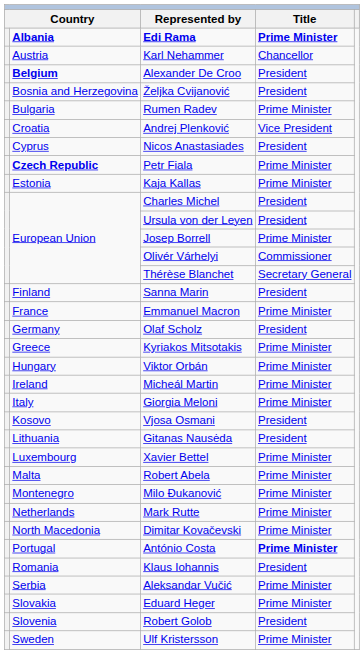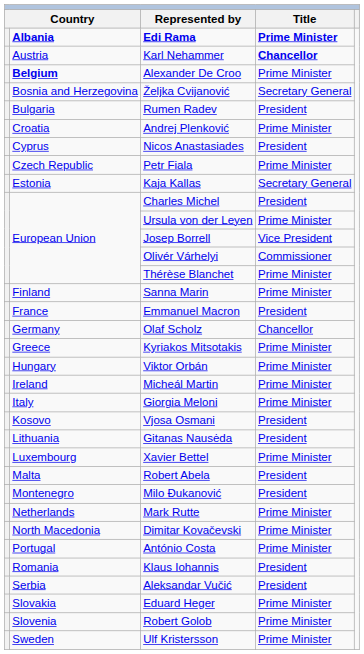(286, 55) normal -> (288, 55) bold
(282, 73) President -> (295, 73) Prime Minister
(282, 92) President -> (305, 92) Secretary General
(295, 110) Prime Minister -> (282, 110) President
(295, 128) Vice President -> (295, 128) Prime Minister
(55, 165) bold -> (53, 165) normal
(295, 183) Prime Minister -> (305, 183) Secretary General
(282, 219) President -> (295, 219) Prime Minister
(295, 238) Prime Minister -> (295, 238) Vice President
(305, 274) Secretary General -> (295, 274) Prime Minister
(282, 292) President -> (295, 292) Prime Minister
(295, 311) Prime Minister -> (282, 311) President
(282, 329) President -> (286, 329) Chancellor
(295, 475) Prime Minister -> (282, 475) President
(295, 493) Prime Minister -> (282, 493) President
(298, 548) bold -> (295, 548) normal
(295, 585) Prime Minister -> (282, 585) President
(282, 621) President -> (295, 621) Prime Minister
